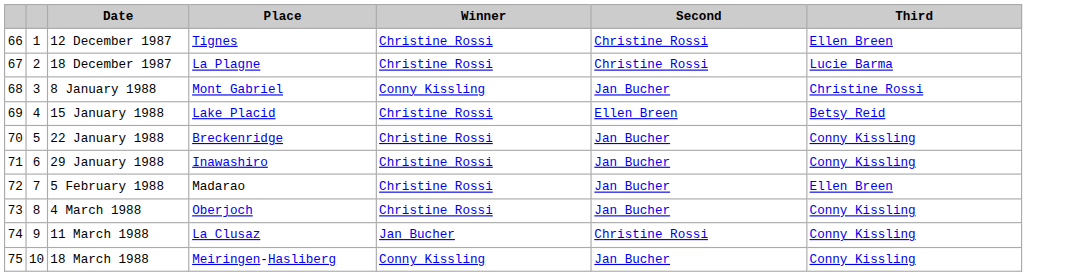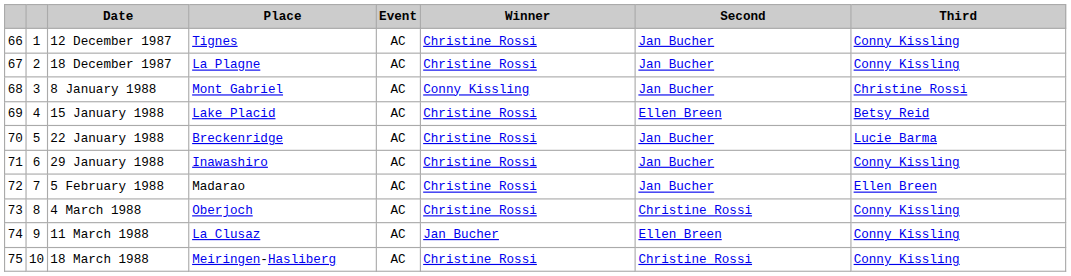+ column: (398, 17)
(651, 41) Christine Rossi -> (676, 41) Jan Bucher
(851, 41) Ellen Breen -> (907, 41) Conny Kissling
(651, 65) Christine Rossi -> (676, 65) Jan Bucher
(851, 65) Lucie Barma -> (907, 65) Conny Kissling
(863, 138) Conny Kissling -> (895, 138) Lucie Barma
(632, 211) Jan Bucher -> (695, 211) Christine Rossi
(651, 235) Christine Rossi -> (680, 235) Ellen Breen
(432, 259) Conny Kissling -> (480, 259) Christine Rossi
(632, 259) Jan Bucher -> (695, 259) Christine Rossi
